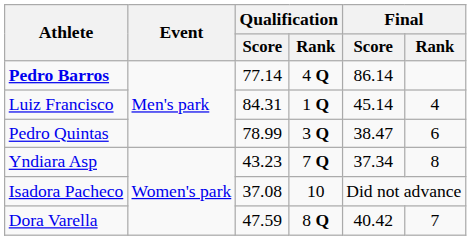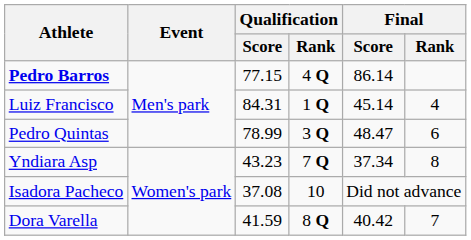(262, 75) 77.14 -> (262, 75) 77.15
(373, 133) 38.47 -> (373, 133) 48.47
(262, 220) 47.59 -> (262, 220) 41.59
